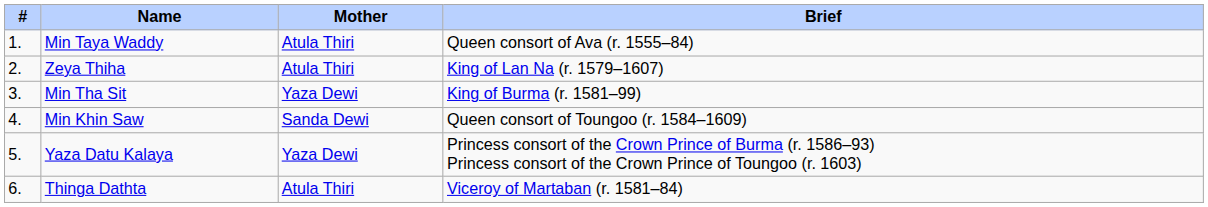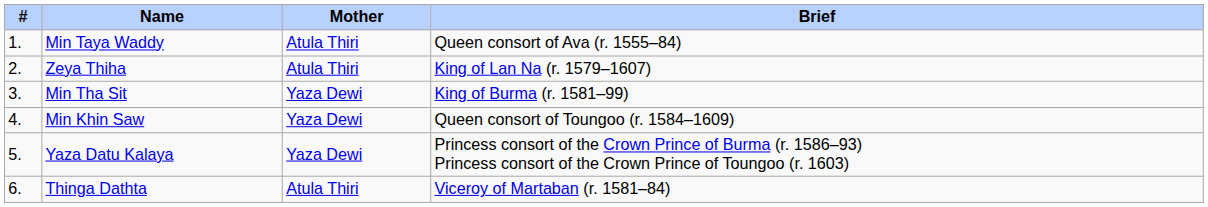(325, 119) Sanda Dewi -> (324, 119) Yaza Dewi
